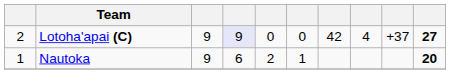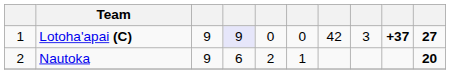(20, 36) 2 -> (20, 36) 1
(366, 36) 4 -> (366, 36) 3
(398, 36) normal -> (398, 36) bold
(20, 58) 1 -> (20, 58) 2
